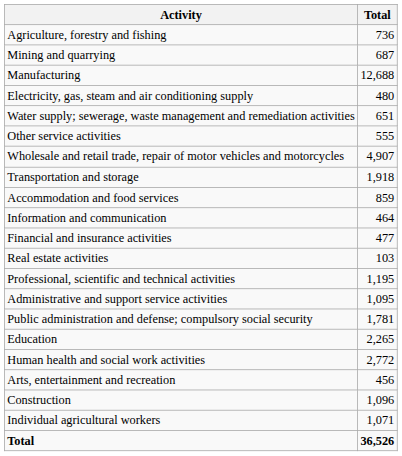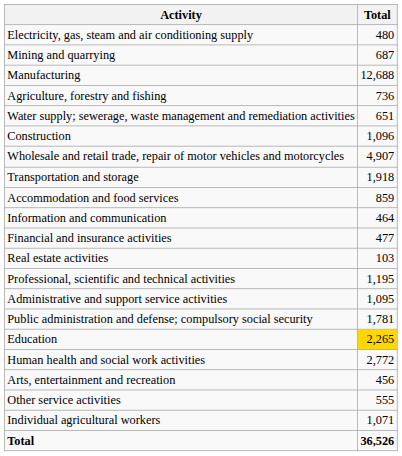rows swapped: (87, 35) <-> (130, 96)
rows swapped: (39, 400) <-> (64, 136)
(380, 339) no background -> (380, 339) gold background
